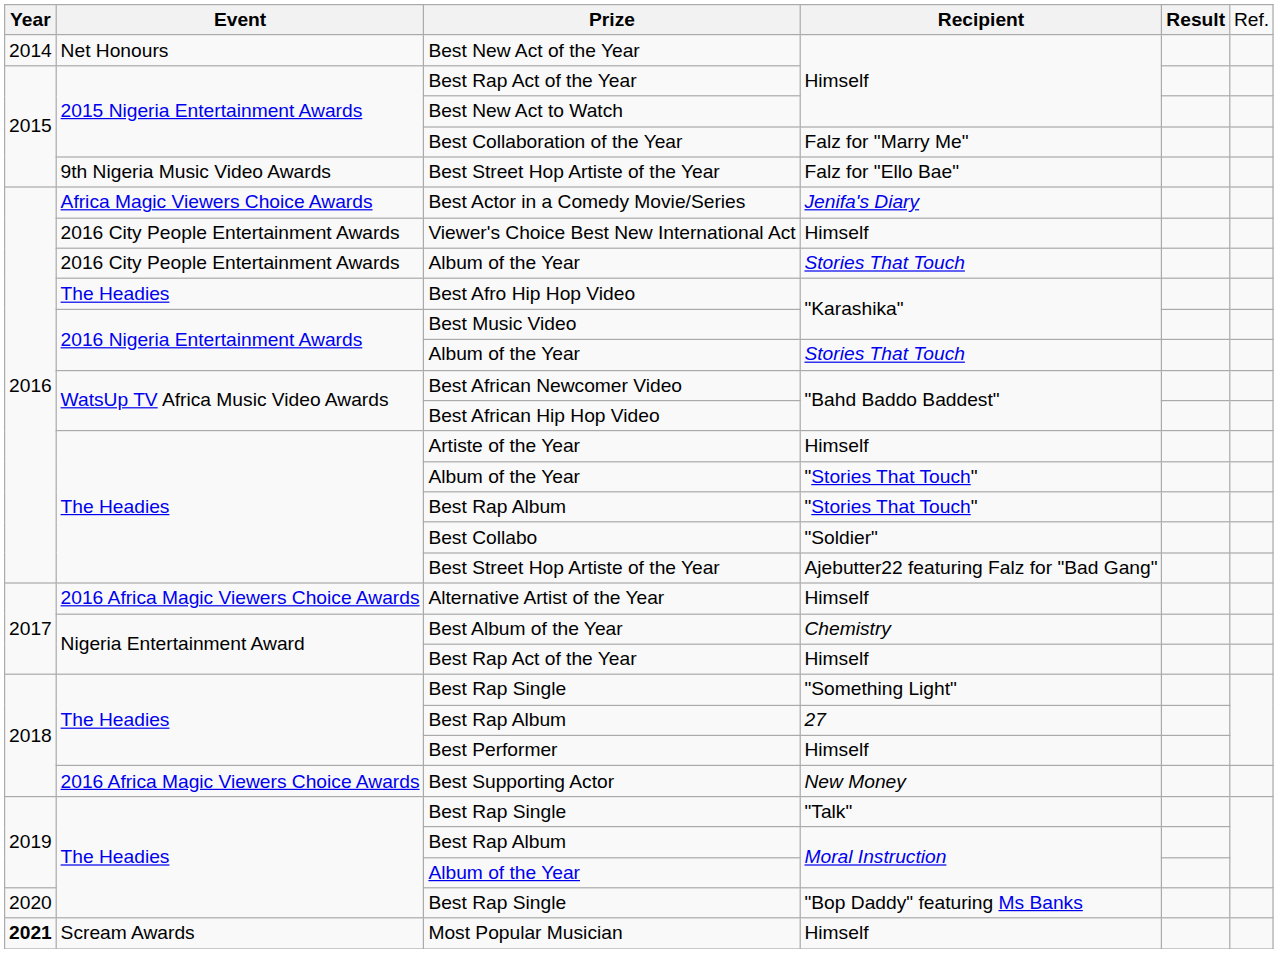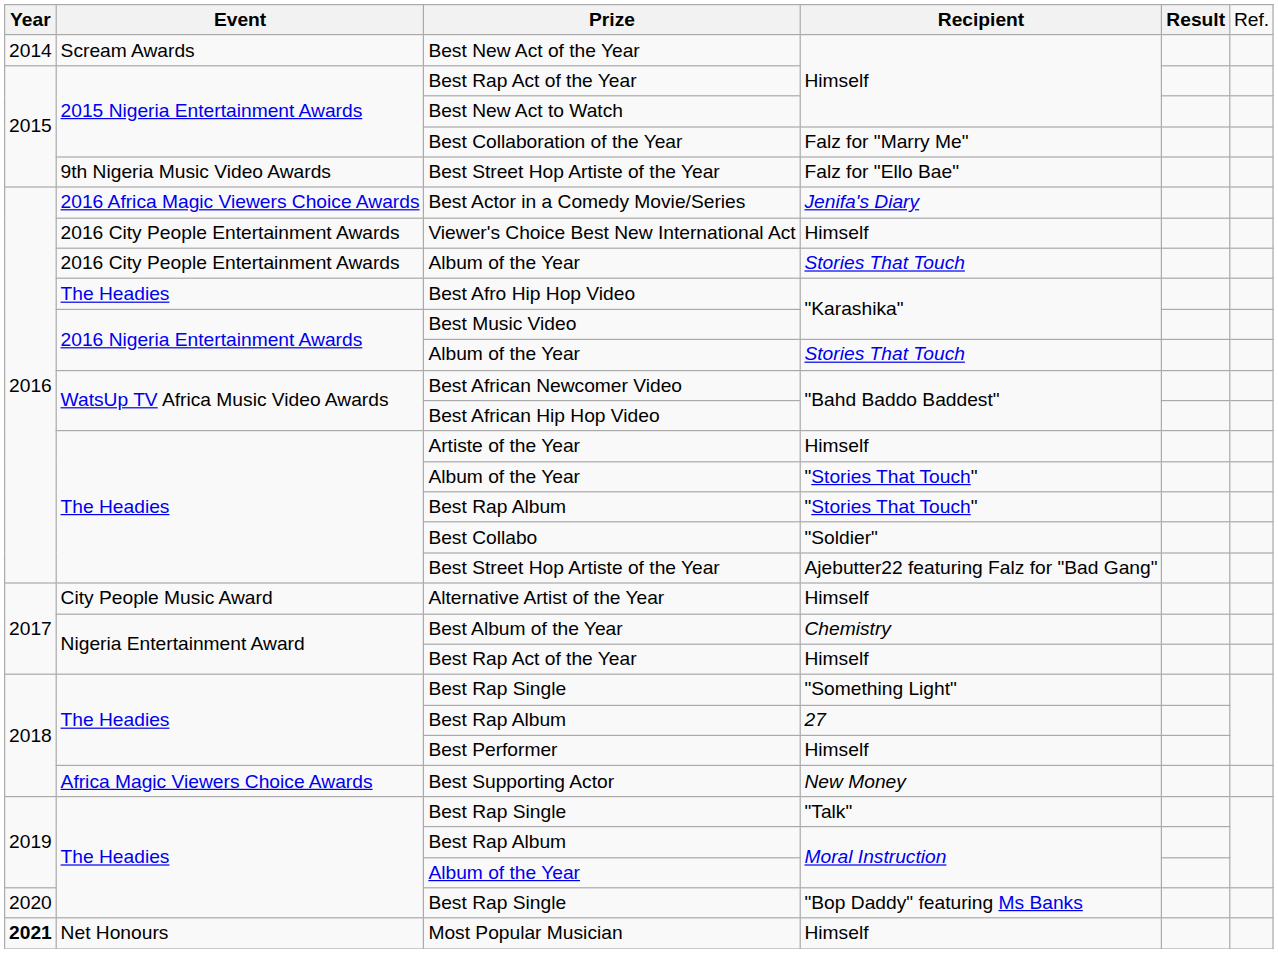(114, 50) Net Honours -> (128, 50) Scream Awards
(217, 202) Africa Magic Viewers Choice Awards -> (240, 202) 2016 Africa Magic Viewers Choice Awards
(240, 598) 2016 Africa Magic Viewers Choice Awards -> (167, 598) City People Music Award
(240, 780) 2016 Africa Magic Viewers Choice Awards -> (217, 780) Africa Magic Viewers Choice Awards
(128, 933) Scream Awards -> (114, 933) Net Honours
